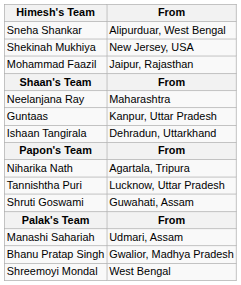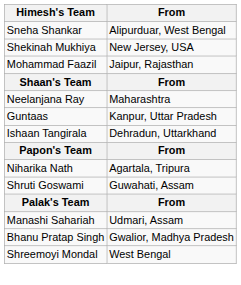- row: (44, 185)
